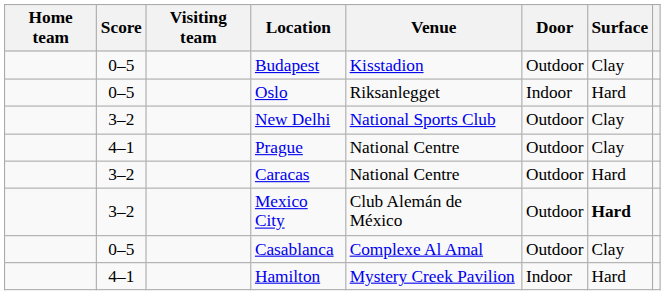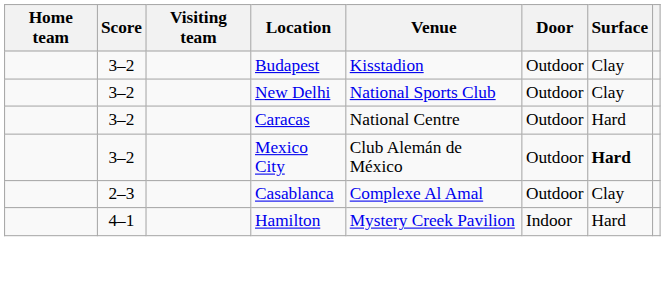(121, 65) 0–5 -> (121, 65) 3–2
- row: (271, 92)
- row: (279, 147)
(121, 248) 0–5 -> (121, 194) 2–3
